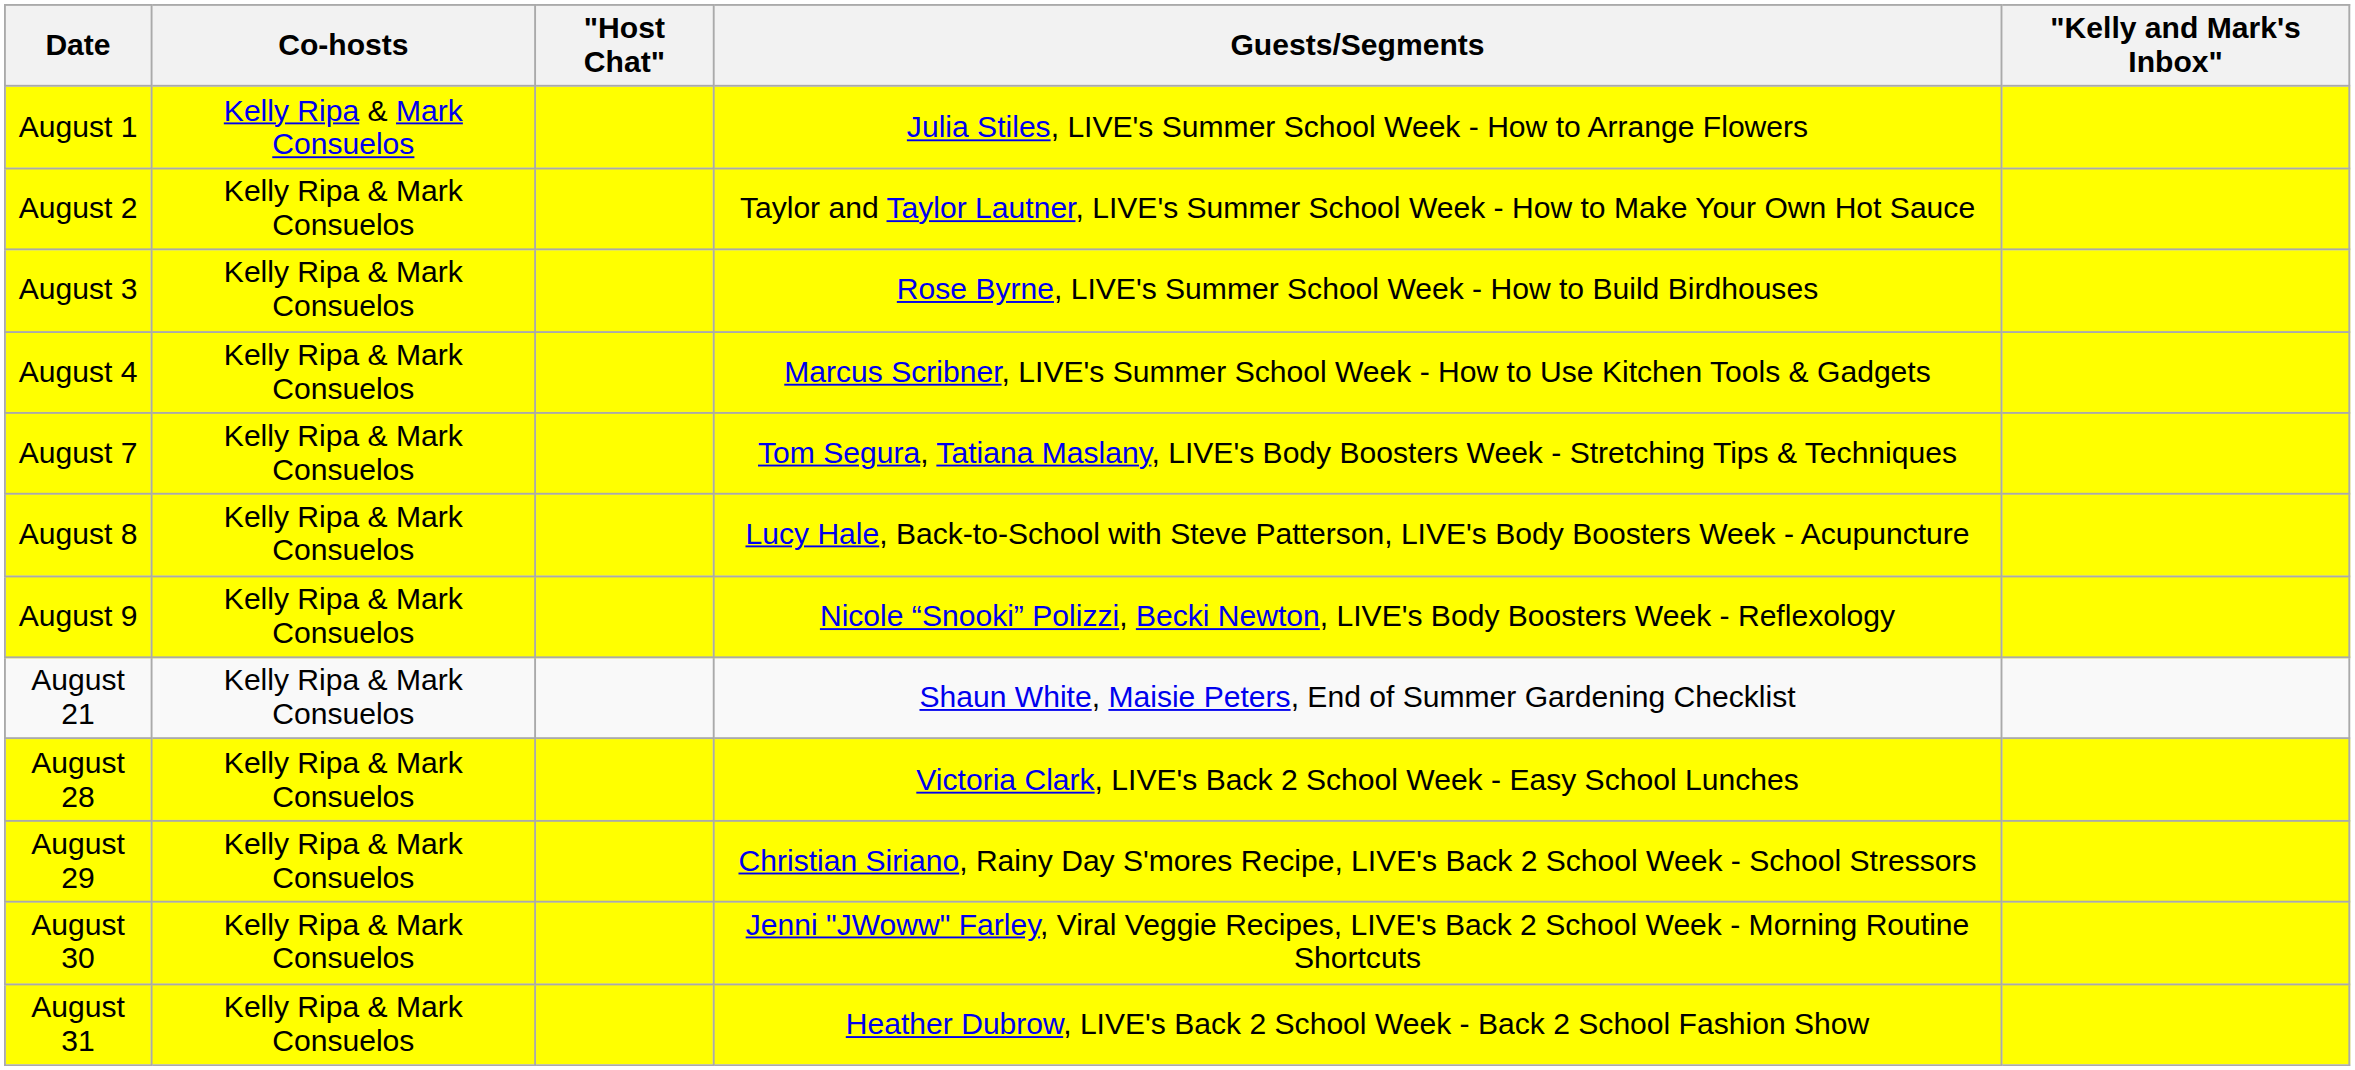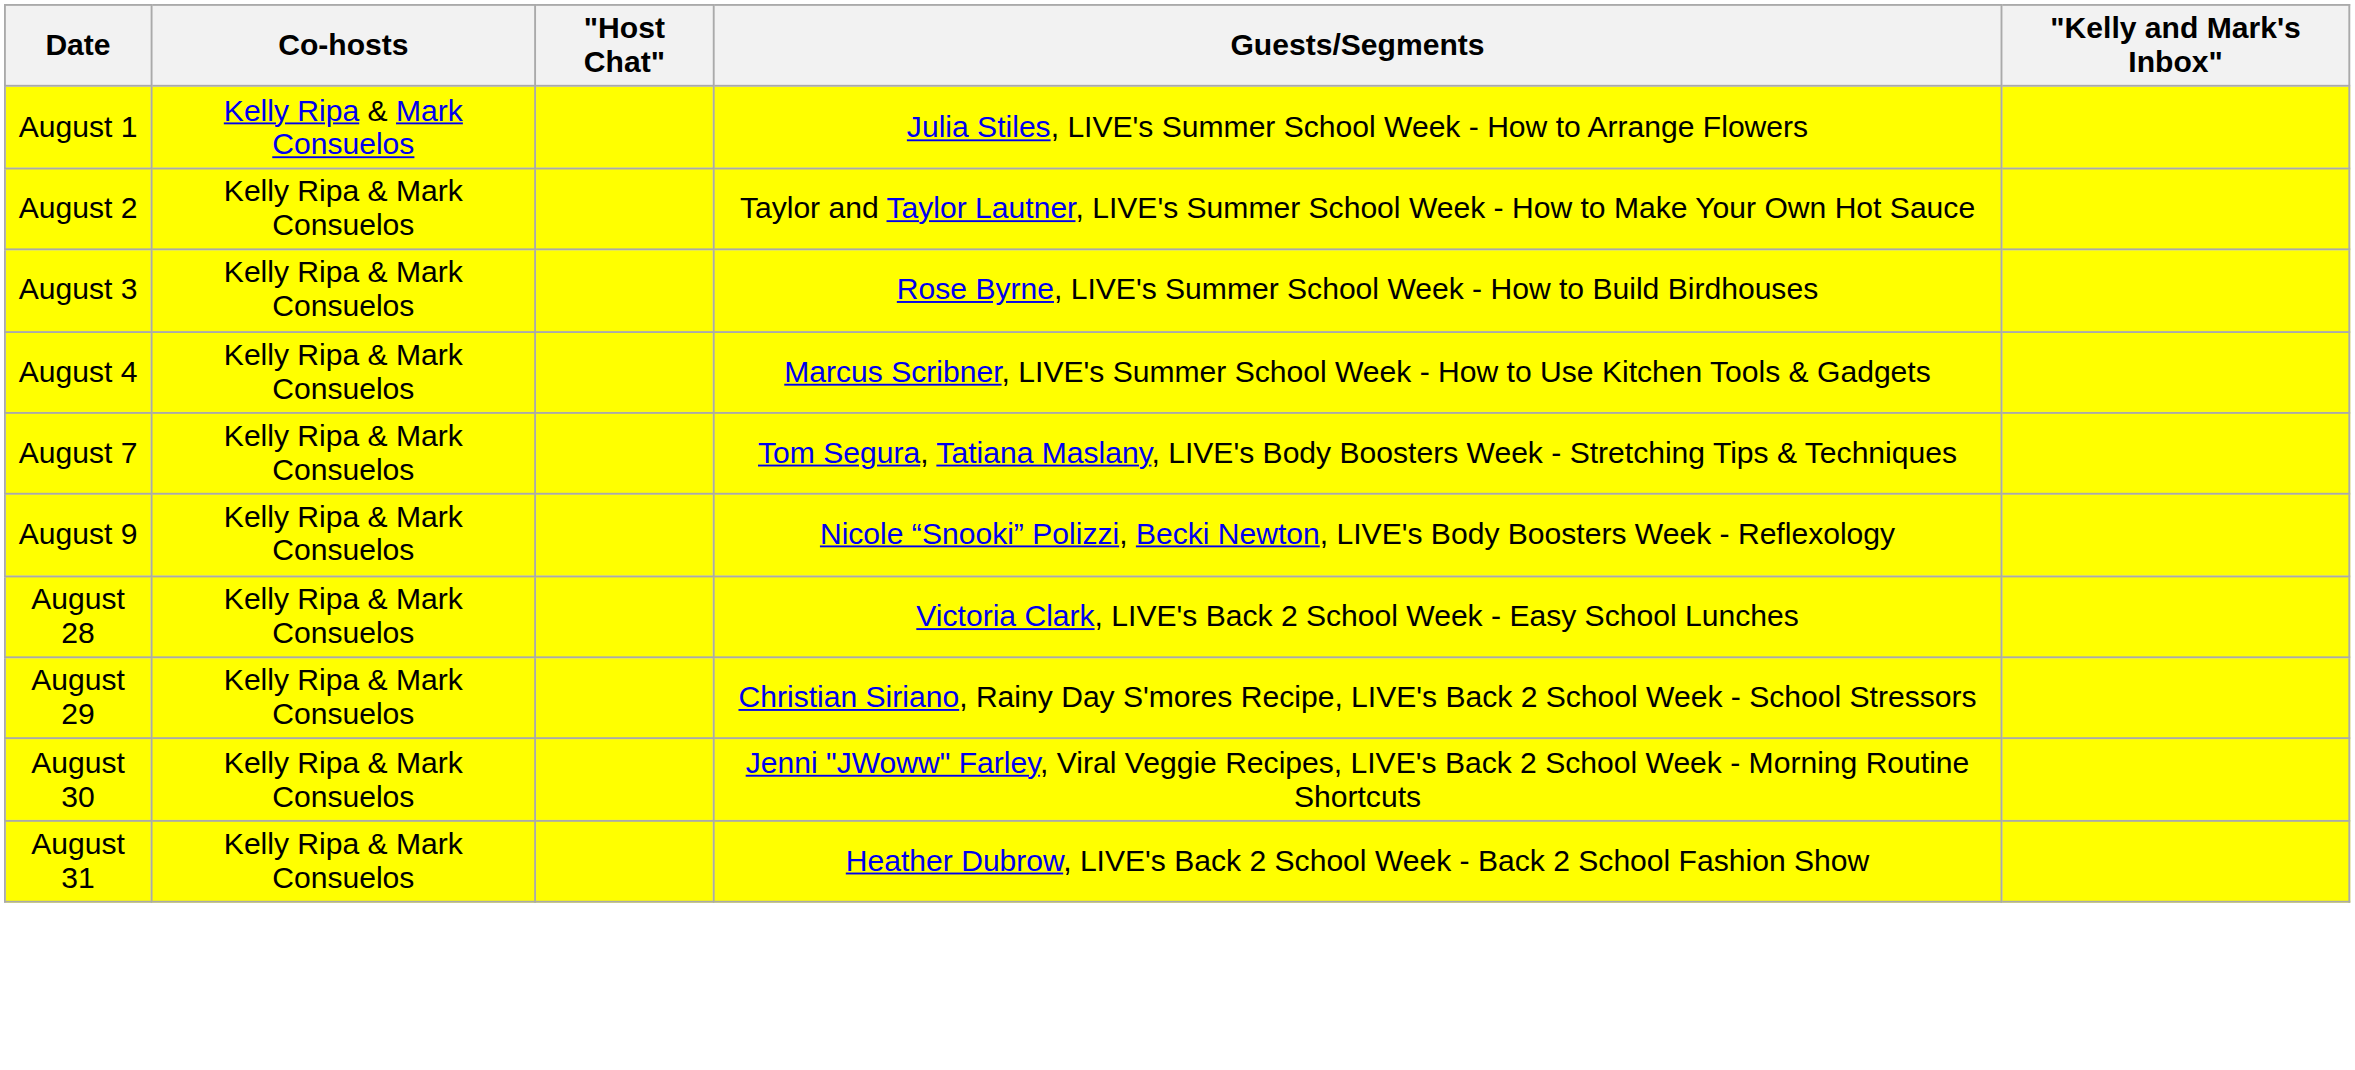- row: (78, 534)
- row: (78, 697)
